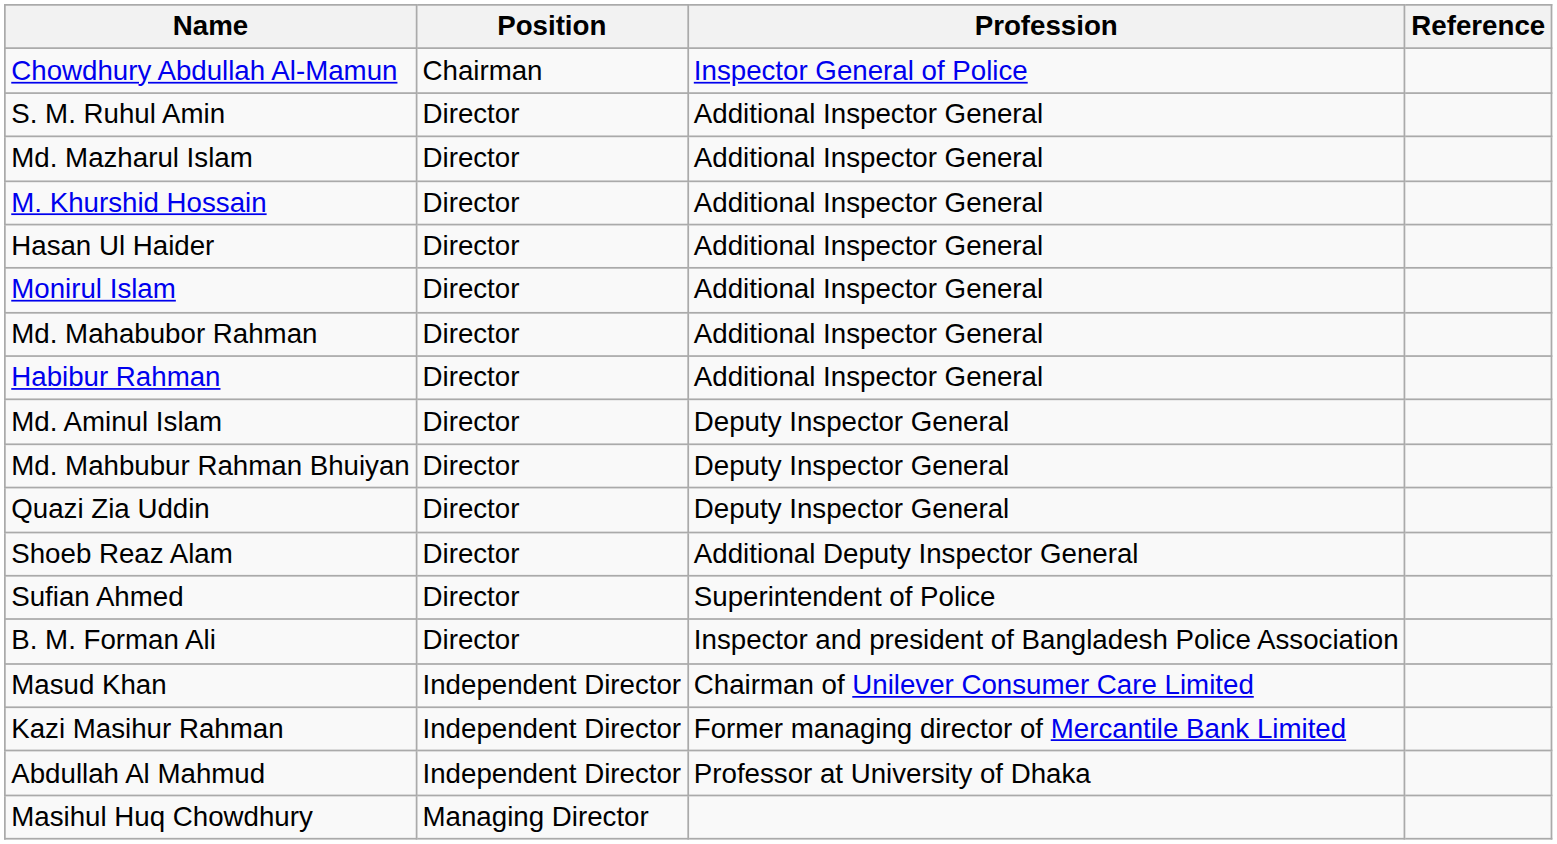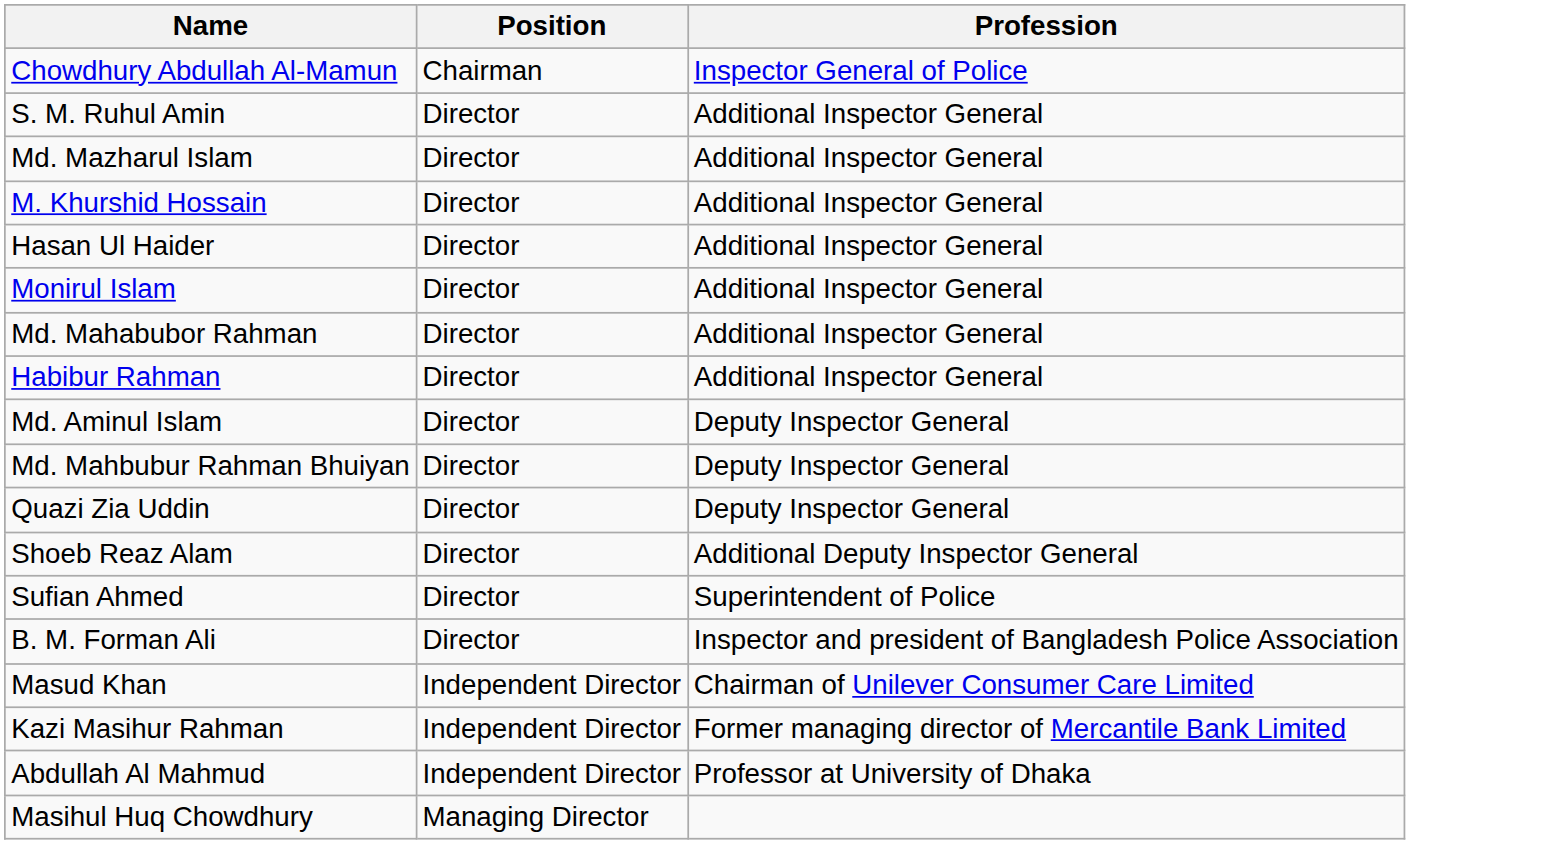- column: (1478, 26)
